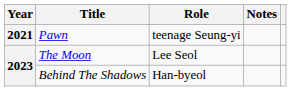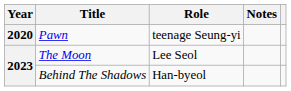(20, 34) 2021 -> (20, 34) 2020
